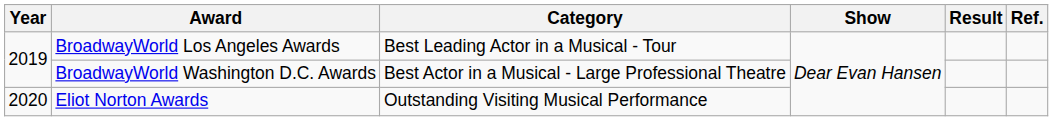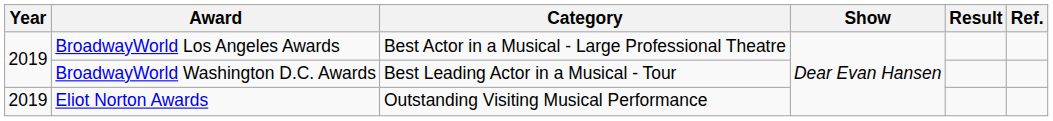(530, 45) Best Leading Actor in a Musical - Tour -> (585, 45) Best Actor in a Musical - Large Professional Theatre
(585, 73) Best Actor in a Musical - Large Professional Theatre -> (530, 73) Best Leading Actor in a Musical - Tour
(28, 101) 2020 -> (28, 101) 2019
